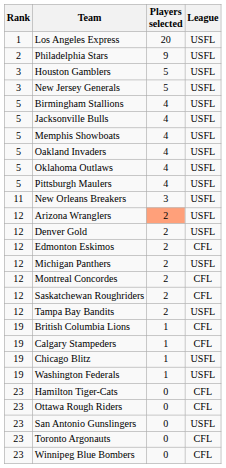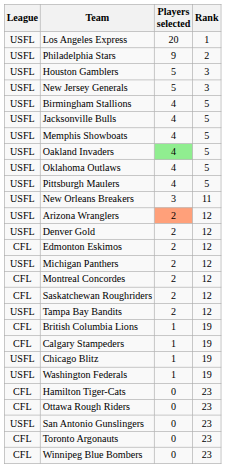columns swapped: (18, 18) <-> (203, 18)
(166, 151) no background -> (174, 151) lightgreen background
